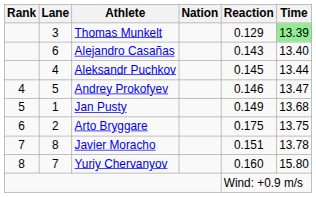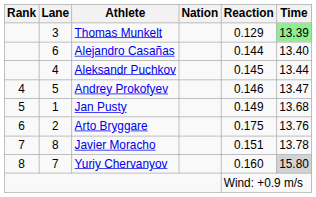(249, 51) 0.143 -> (249, 51) 0.144
(294, 126) 13.75 -> (294, 126) 13.76
(294, 164) no background -> (294, 164) lightgrey background
